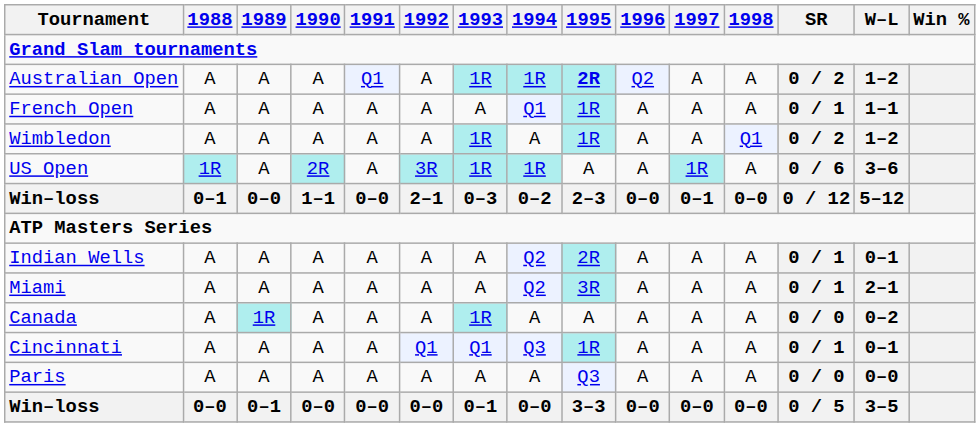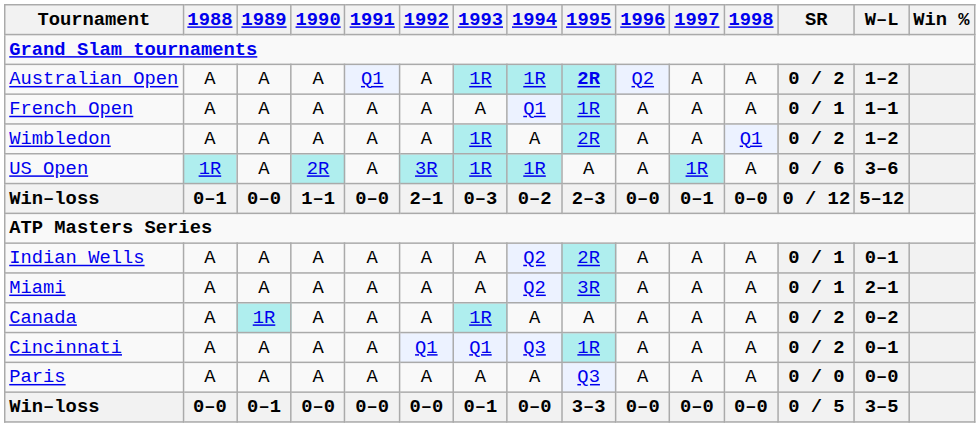(589, 139) 1R -> (589, 139) 2R
(816, 318) 0 / 0 -> (816, 318) 0 / 2
(816, 348) 0 / 1 -> (816, 348) 0 / 2
